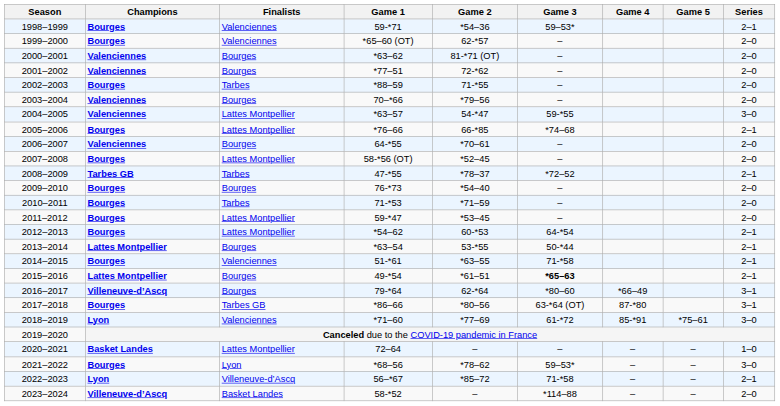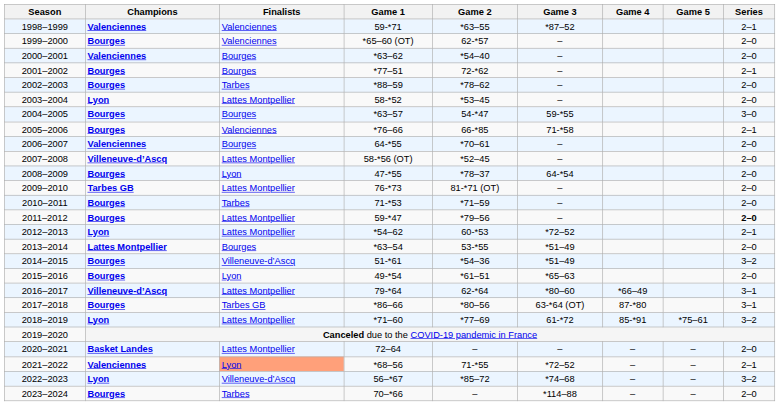(106, 27) Bourges -> (117, 27) Valenciennes
(475, 27) *54–36 -> (475, 27) *63–55
(560, 27) 59–53* -> (560, 27) *87–52
(475, 56) 81-*71 (OT) -> (475, 56) *54–40
(117, 71) Valenciennes -> (106, 71) Bourges
(749, 71) 2–0 -> (749, 71) 2–1
(475, 85) 71-*55 -> (475, 85) *78–62
(117, 100) Valenciennes -> (98, 100) Lyon
(239, 100) Bourges -> (258, 100) Lattes Montpellier
(388, 100) 70–*66 -> (388, 100) 58-*52
(475, 100) *79–56 -> (475, 100) *53–45
(117, 115) Valenciennes -> (106, 115) Bourges
(258, 115) Lattes Montpellier -> (239, 115) Bourges
(258, 129) Lattes Montpellier -> (249, 129) Valenciennes
(560, 129) *74–68 -> (560, 129) 71-*58
(106, 159) Bourges -> (127, 159) Villeneuve-d’Ascq
(111, 173) Tarbes GB -> (106, 173) Bourges
(236, 173) Tarbes -> (232, 173) Lyon
(560, 173) *72–52 -> (560, 173) 64-*54
(749, 173) 2–1 -> (749, 173) 2–0
(106, 188) Bourges -> (111, 188) Tarbes GB
(239, 188) Bourges -> (258, 188) Lattes Montpellier
(475, 188) *54–40 -> (475, 188) 81-*71 (OT)
(475, 217) *53–45 -> (475, 217) *79–56
(749, 217) normal -> (749, 217) bold
(106, 232) Bourges -> (98, 232) Lyon
(560, 232) 64-*54 -> (560, 232) *72–52
(560, 247) 50-*44 -> (560, 247) *51–49
(749, 247) 2–1 -> (749, 247) 2–0
(249, 261) Valenciennes -> (258, 261) Villeneuve-d’Ascq
(475, 261) *63–55 -> (475, 261) *54–36
(560, 261) 71-*58 -> (560, 261) *51–49
(749, 261) 2–1 -> (749, 261) 3–2
(127, 276) Lattes Montpellier -> (106, 276) Bourges
(239, 276) Bourges -> (232, 276) Lyon
(560, 276) bold -> (560, 276) normal
(749, 276) 2–1 -> (749, 276) 2–0
(239, 291) Bourges -> (258, 291) Lattes Montpellier
(249, 320) Valenciennes -> (258, 320) Lattes Montpellier
(749, 320) 3–0 -> (749, 320) 3–2
(749, 349) 1–0 -> (749, 349) 2–0
(106, 364) Bourges -> (117, 364) Valenciennes
(232, 364) no background -> (232, 364) lightsalmon background
(475, 364) *78–62 -> (475, 364) 71-*55
(560, 364) 59–53* -> (560, 364) *72–52
(749, 364) 3–0 -> (749, 364) 2–1
(560, 379) 71-*58 -> (560, 379) *74–68
(749, 379) 2–1 -> (749, 379) 3–2
(127, 393) Villeneuve-d’Ascq -> (106, 393) Bourges
(252, 393) Basket Landes -> (236, 393) Tarbes
(388, 393) 58-*52 -> (388, 393) 70–*66
